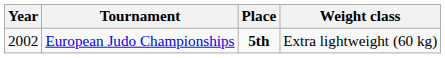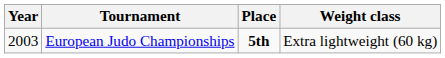(23, 40) 2002 -> (23, 40) 2003
